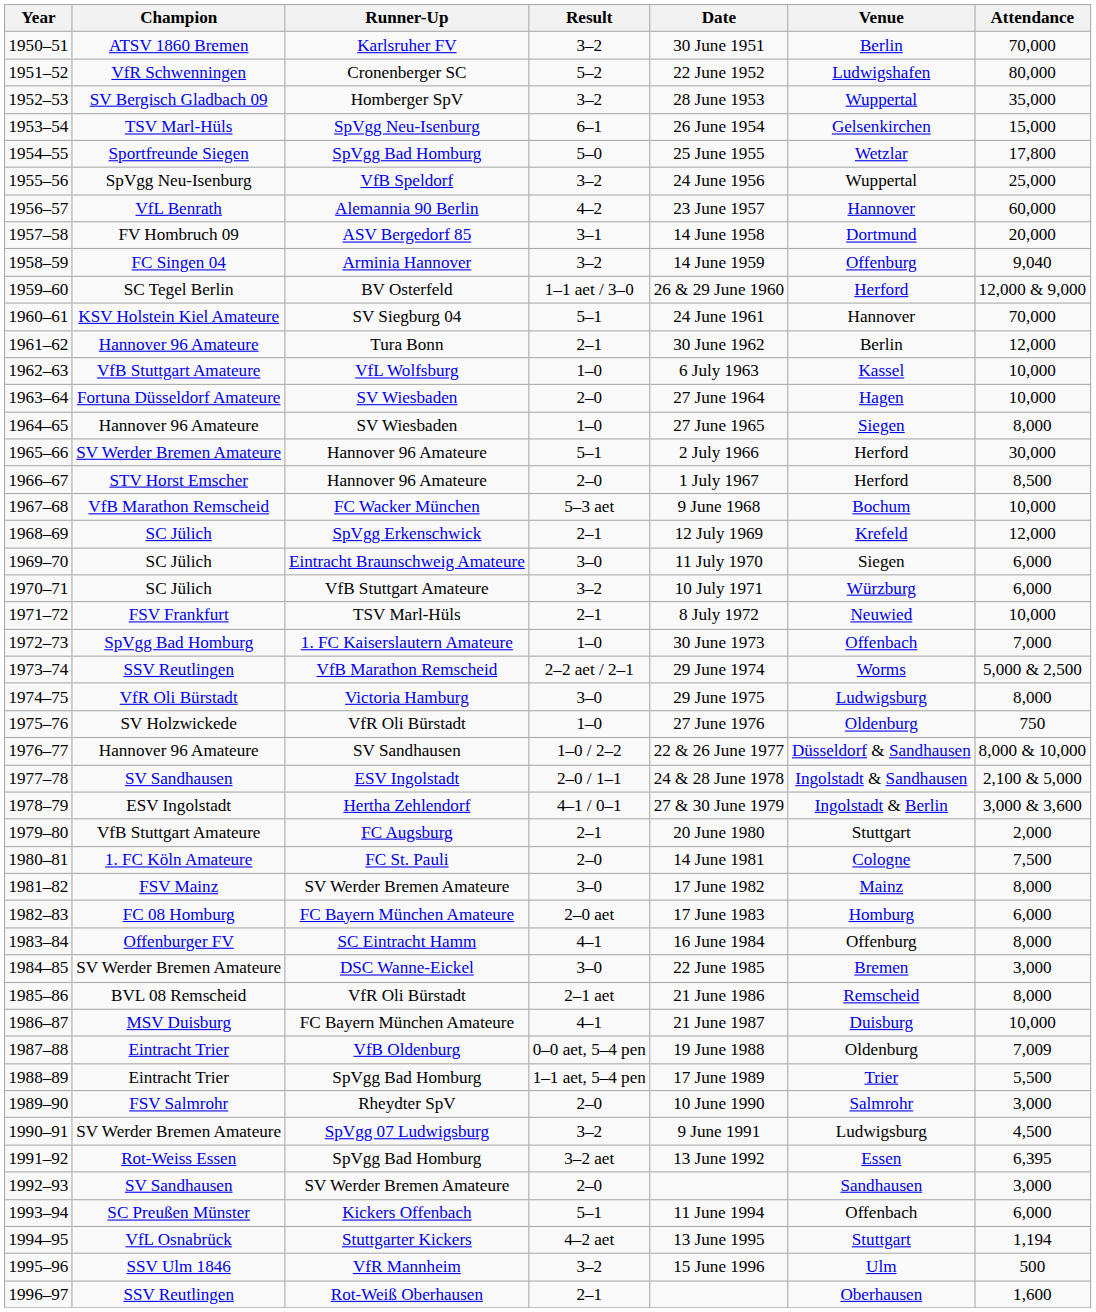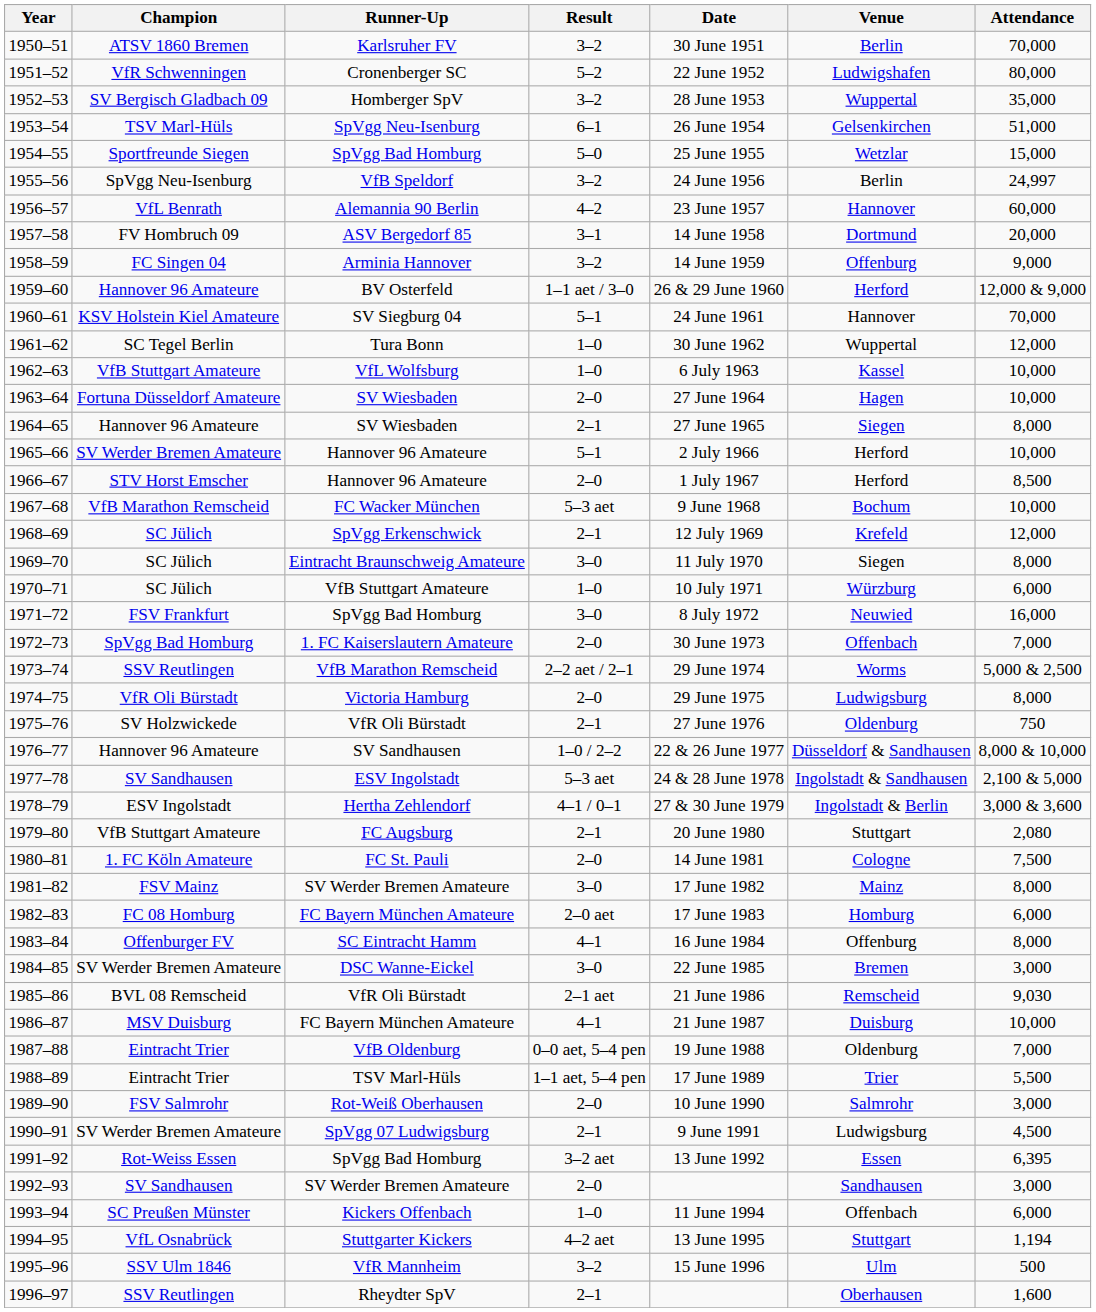(1032, 126) 15,000 -> (1032, 126) 51,000
(1032, 153) 17,800 -> (1032, 153) 15,000
(881, 180) Wuppertal -> (881, 180) Berlin
(1032, 180) 25,000 -> (1032, 180) 24,997
(1032, 262) 9,040 -> (1032, 262) 9,000
(179, 289) SC Tegel Berlin -> (179, 289) Hannover 96 Amateure
(179, 343) Hannover 96 Amateure -> (179, 343) SC Tegel Berlin
(589, 343) 2–1 -> (589, 343) 1–0
(881, 343) Berlin -> (881, 343) Wuppertal
(589, 425) 1–0 -> (589, 425) 2–1
(1032, 452) 30,000 -> (1032, 452) 10,000
(1032, 561) 6,000 -> (1032, 561) 8,000
(589, 588) 3–2 -> (589, 588) 1–0
(407, 615) TSV Marl-Hüls -> (407, 615) SpVgg Bad Homburg
(589, 615) 2–1 -> (589, 615) 3–0
(1032, 615) 10,000 -> (1032, 615) 16,000
(589, 642) 1–0 -> (589, 642) 2–0
(589, 696) 3–0 -> (589, 696) 2–0
(589, 724) 1–0 -> (589, 724) 2–1
(589, 778) 2–0 / 1–1 -> (589, 778) 5–3 aet
(1032, 832) 2,000 -> (1032, 832) 2,080
(1032, 995) 8,000 -> (1032, 995) 9,030
(1032, 1049) 7,009 -> (1032, 1049) 7,000
(407, 1076) SpVgg Bad Homburg -> (407, 1076) TSV Marl-Hüls
(407, 1104) Rheydter SpV -> (407, 1104) Rot-Weiß Oberhausen
(589, 1131) 3–2 -> (589, 1131) 2–1
(589, 1212) 5–1 -> (589, 1212) 1–0
(407, 1294) Rot-Weiß Oberhausen -> (407, 1294) Rheydter SpV
